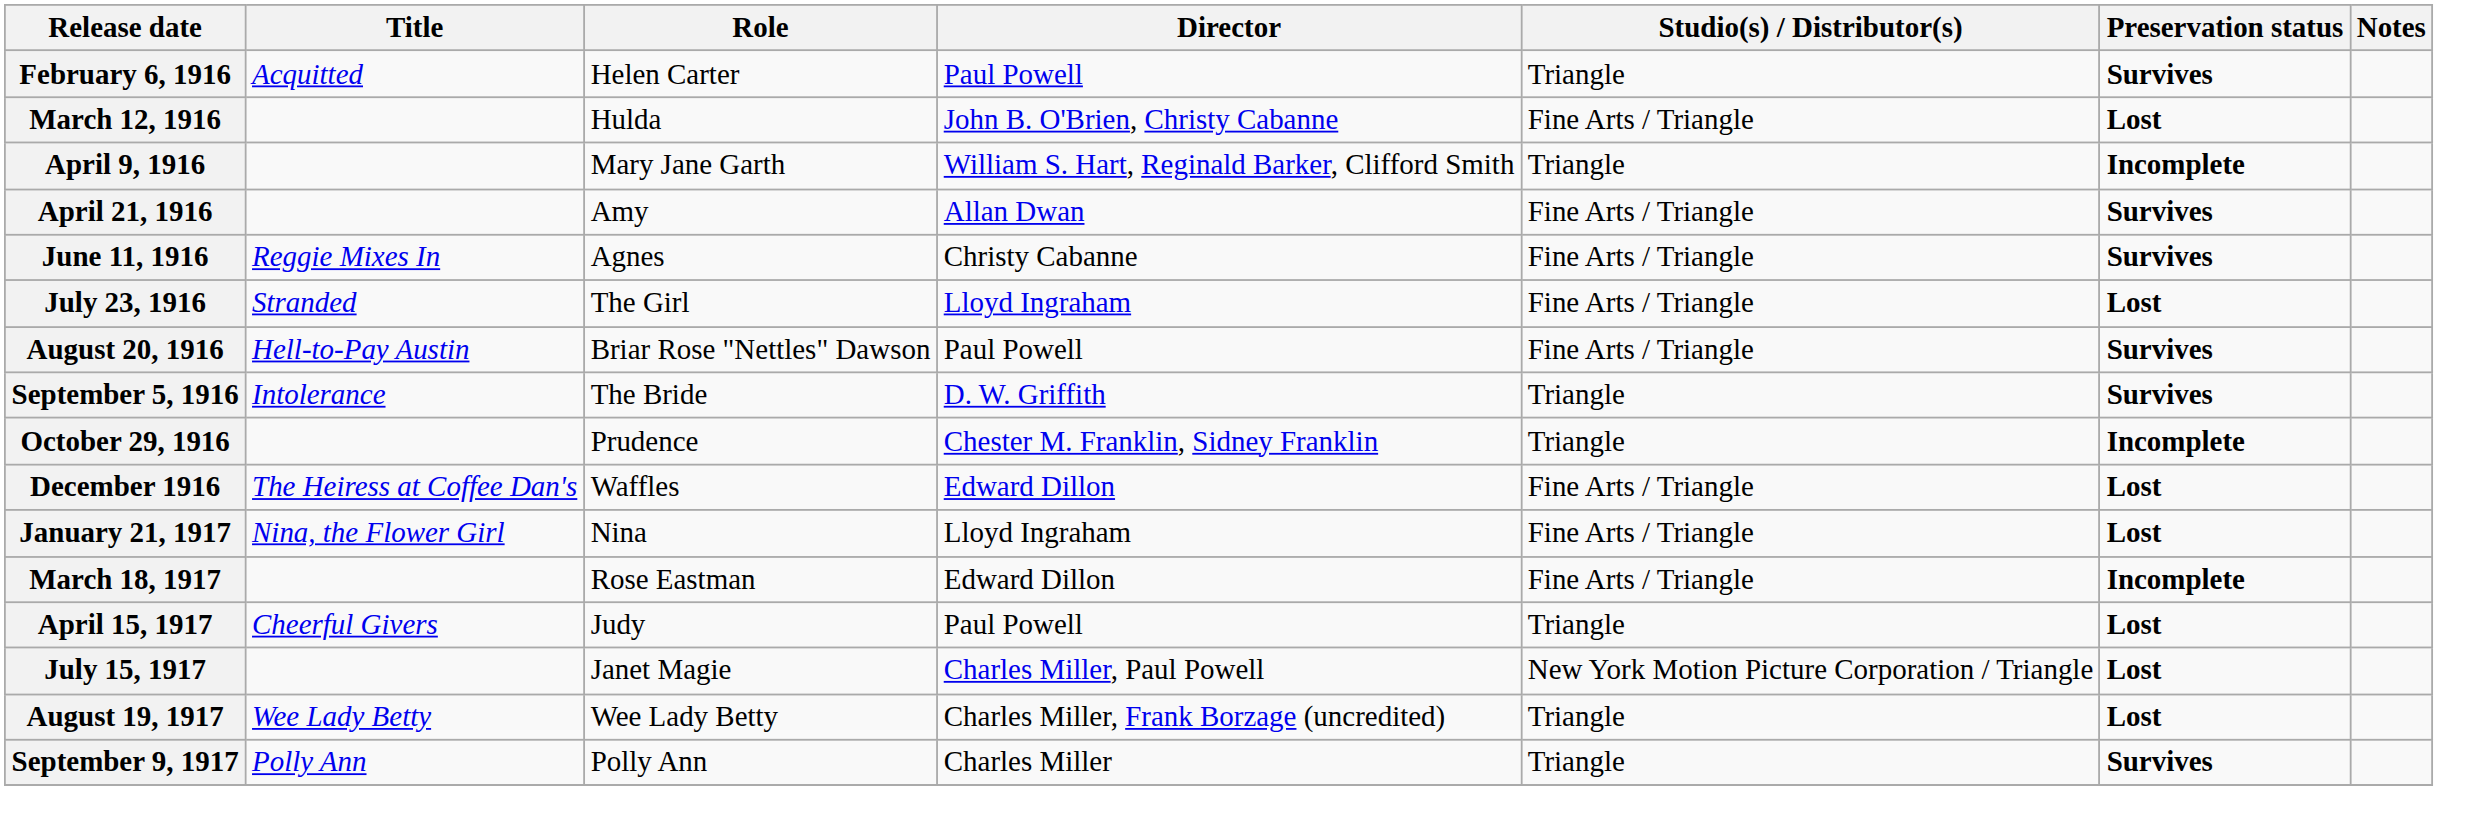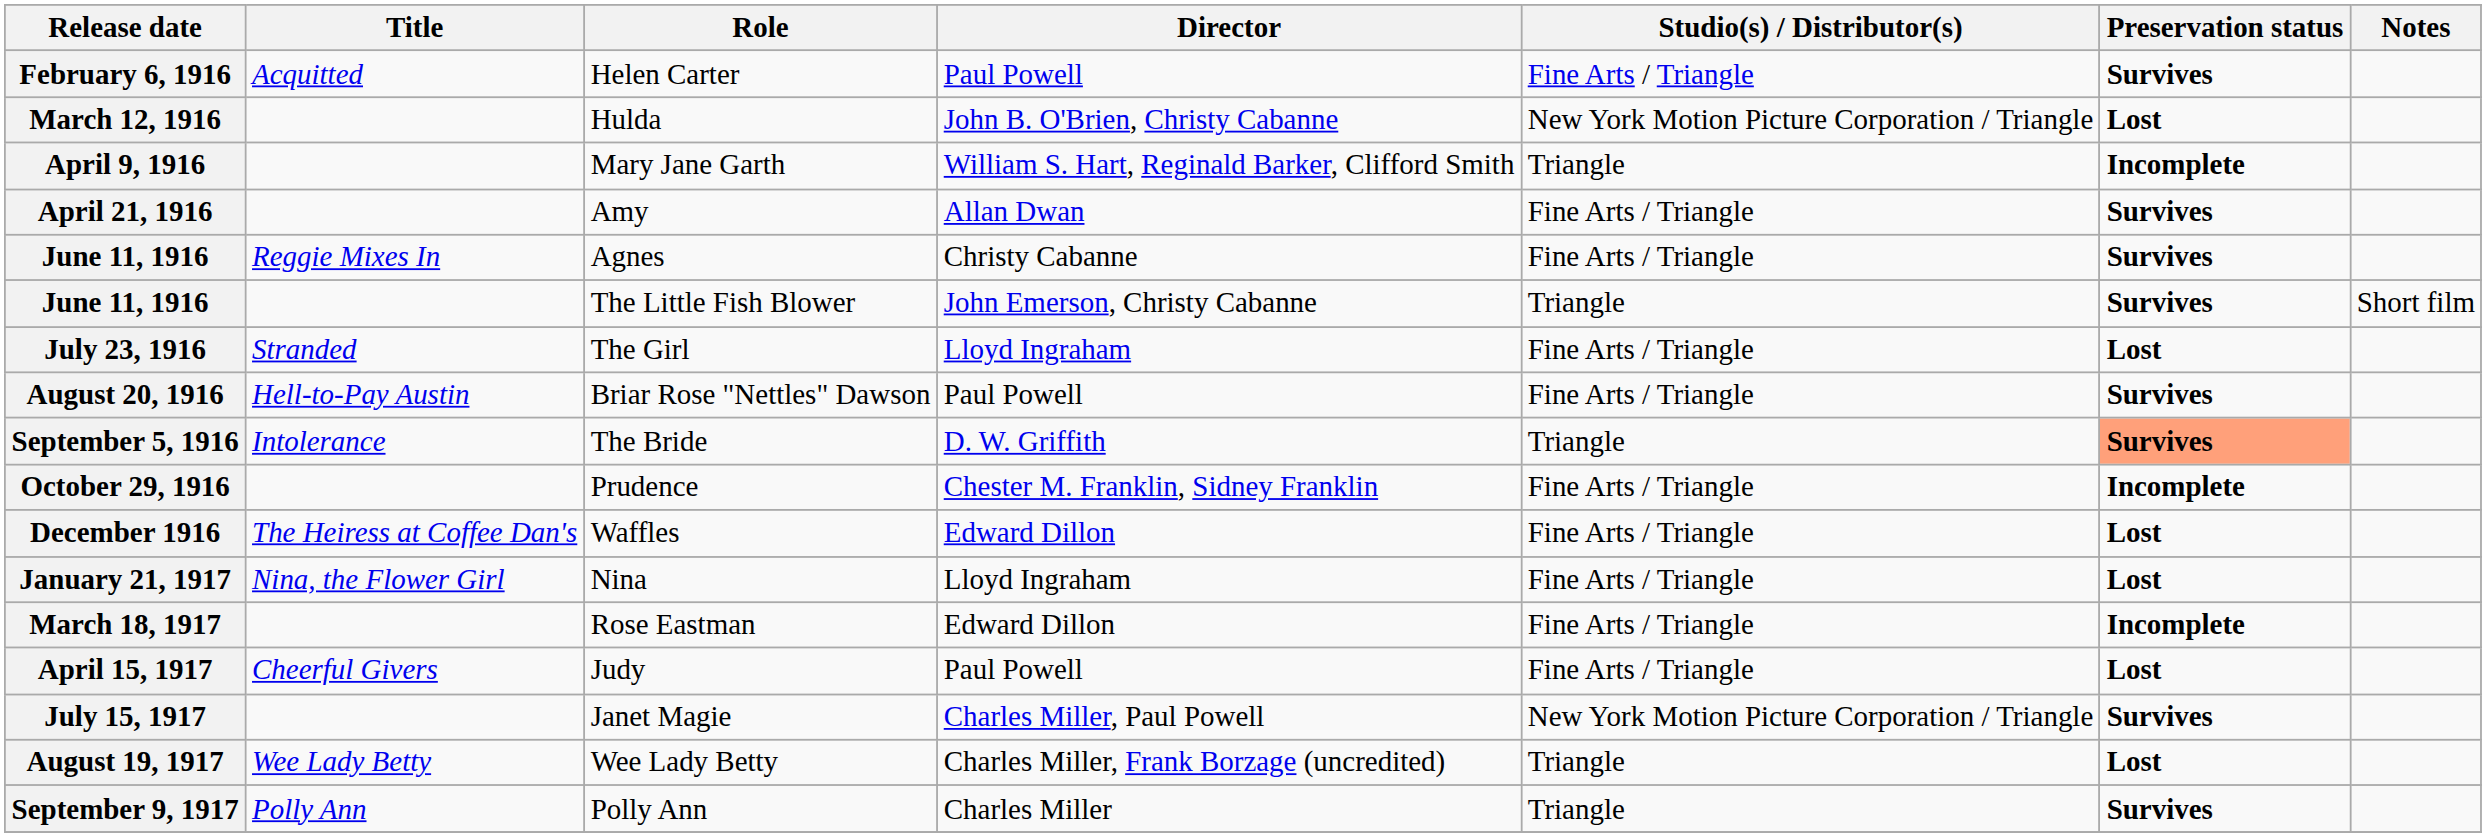(1576, 73) Triangle -> (1641, 73) Fine Arts / Triangle
(1641, 119) Fine Arts / Triangle -> (1811, 119) New York Motion Picture Corporation / Triangle
+ row: (125, 303)
(2160, 394) no background -> (2160, 440) lightsalmon background
(1576, 440) Triangle -> (1641, 486) Fine Arts / Triangle
(1576, 624) Triangle -> (1641, 670) Fine Arts / Triangle
(2134, 670) Lost -> (2160, 716) Survives
